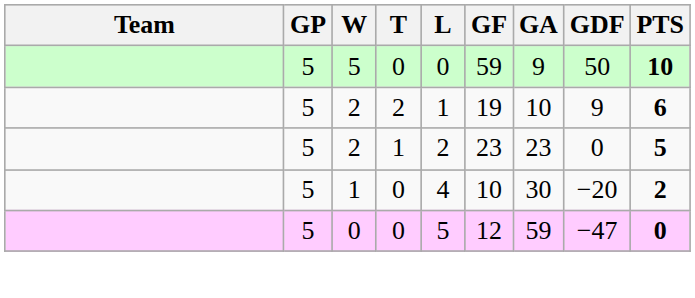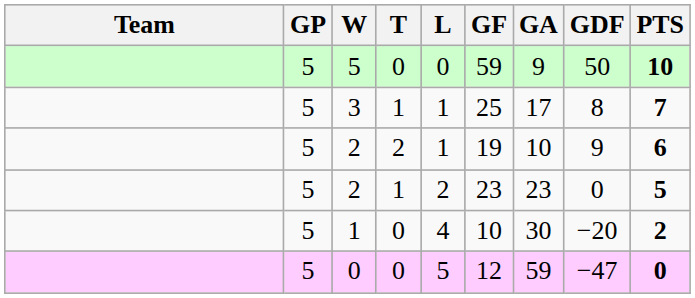+ row: (354, 107)
